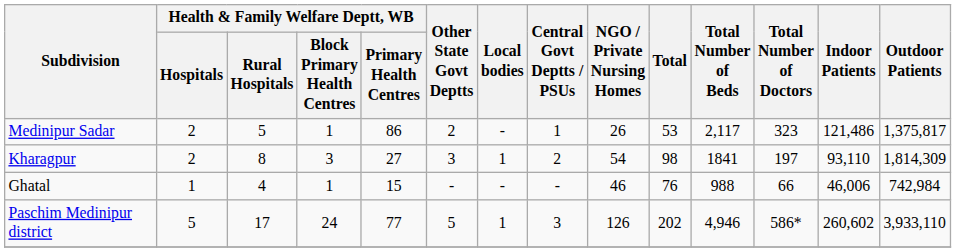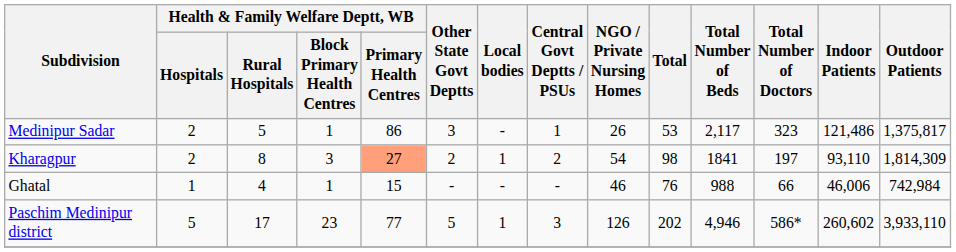(452, 131) 2 -> (452, 131) 3
(394, 158) no background -> (394, 158) lightsalmon background
(452, 158) 3 -> (452, 158) 2
(329, 223) 24 -> (329, 223) 23
